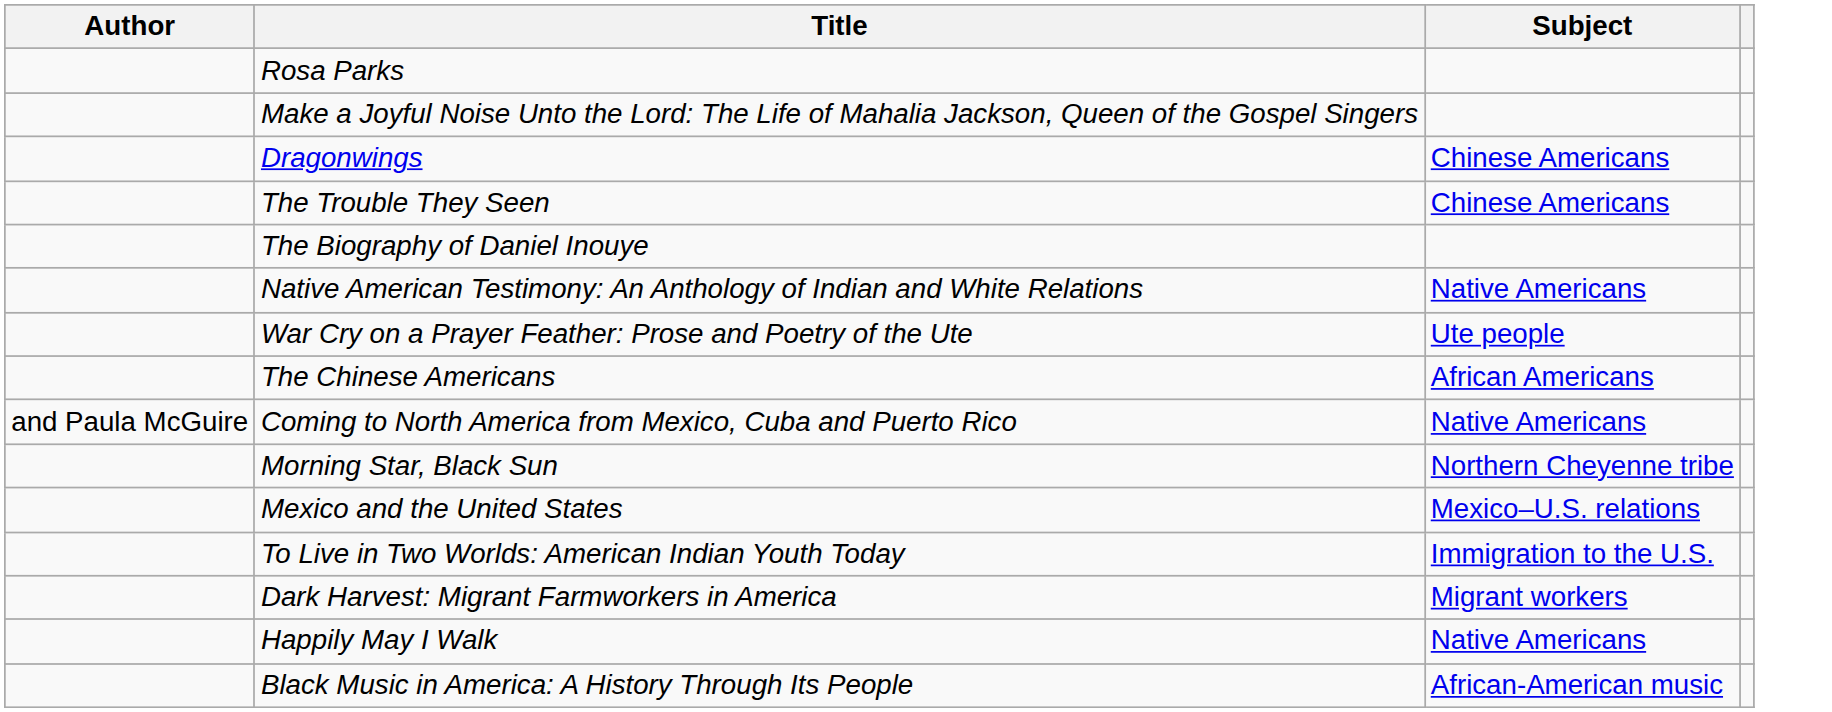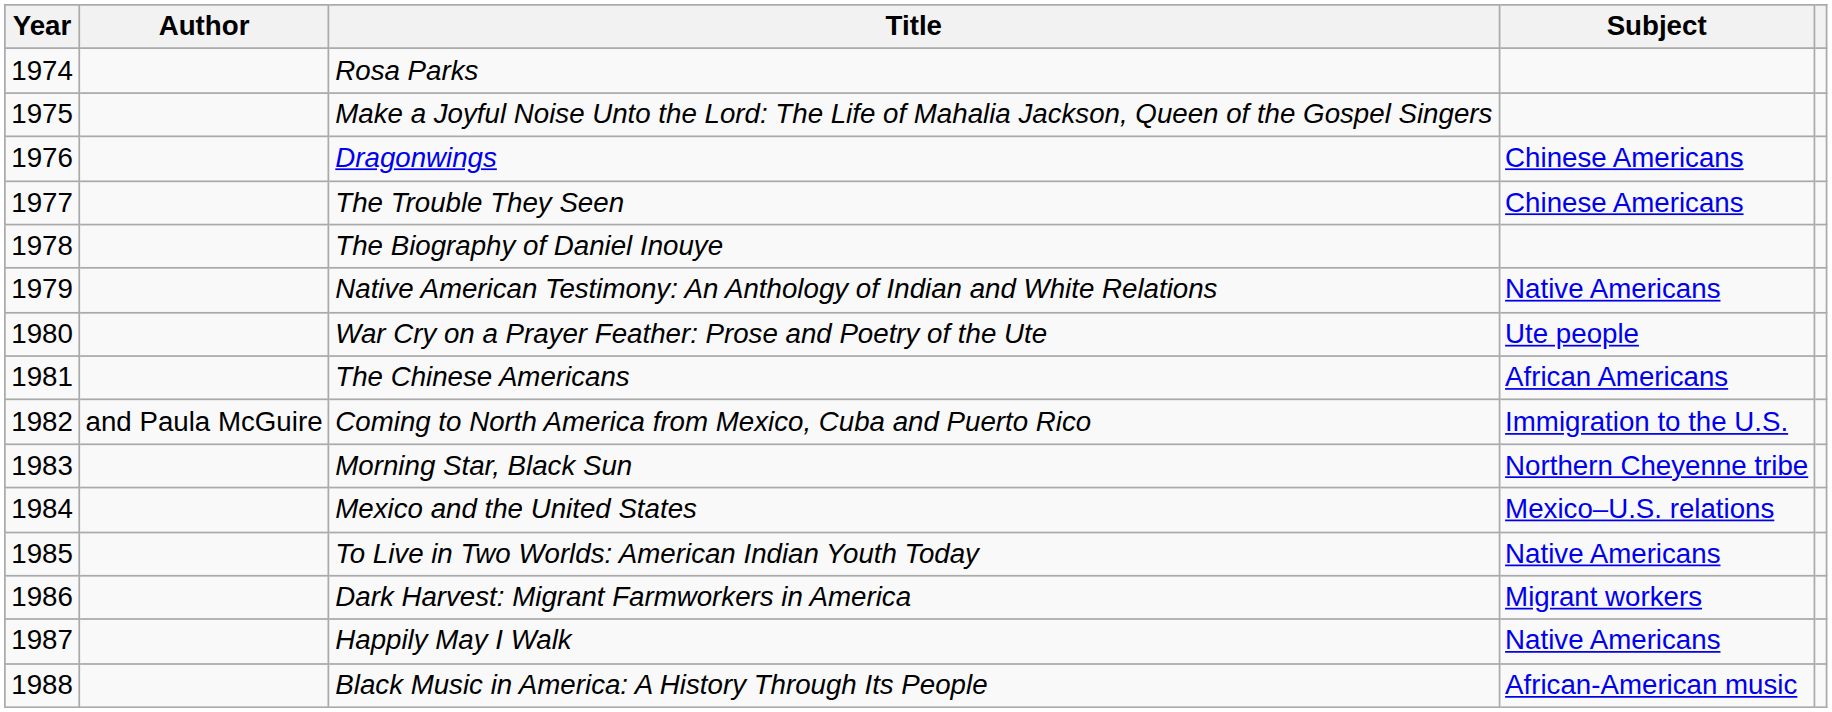+ column: (42, 26)
(1538, 421) Native Americans -> (1647, 421) Immigration to the U.S.
(1572, 553) Immigration to the U.S. -> (1613, 553) Native Americans
